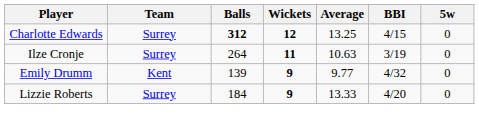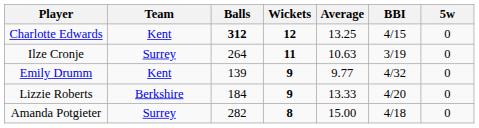(159, 34) Surrey -> (159, 34) Kent
(159, 93) Surrey -> (159, 93) Berkshire
+ row: (56, 113)
